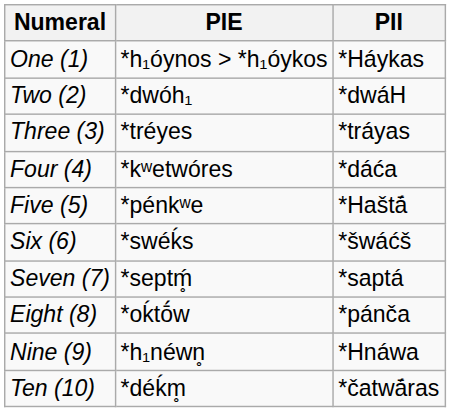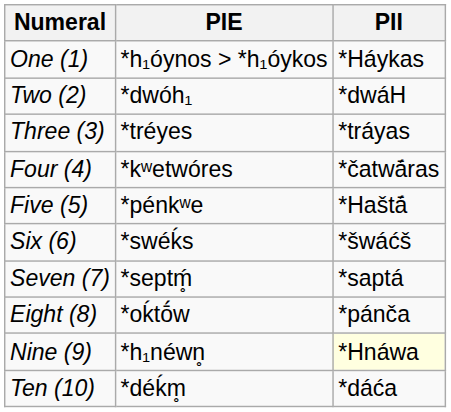(368, 168) *dáća -> (389, 168) *čatwā́ras
(379, 351) no background -> (379, 351) lightyellow background
(389, 388) *čatwā́ras -> (368, 388) *dáća
